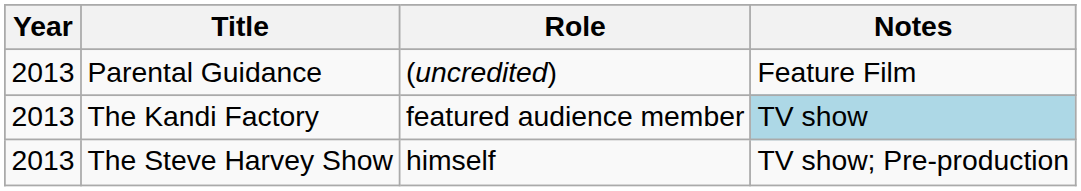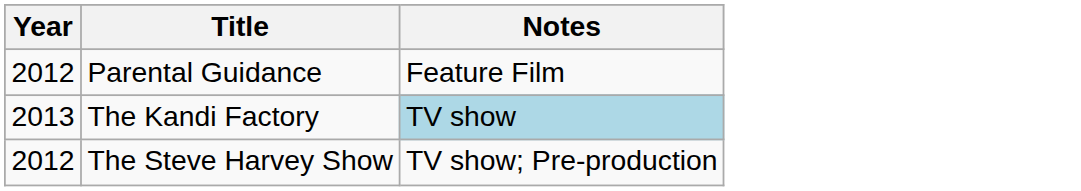- column: (575, 26)
(43, 71) 2013 -> (43, 71) 2012
(43, 161) 2013 -> (43, 161) 2012
